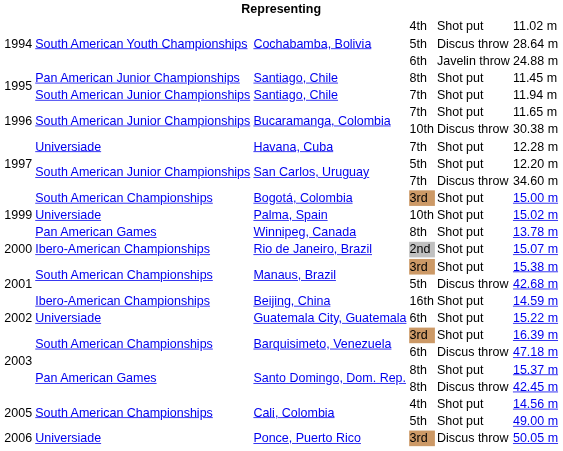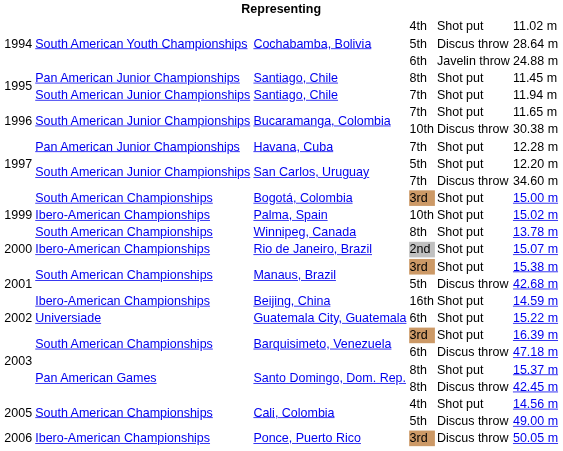(68, 146) Universiade -> (138, 146) Pan American Junior Championships
(68, 215) Universiade -> (123, 215) Ibero-American Championships
(96, 232) Pan American Games -> (124, 232) South American Championships
(460, 421) Shot put -> (473, 421) Discus throw
(68, 438) Universiade -> (123, 438) Ibero-American Championships
